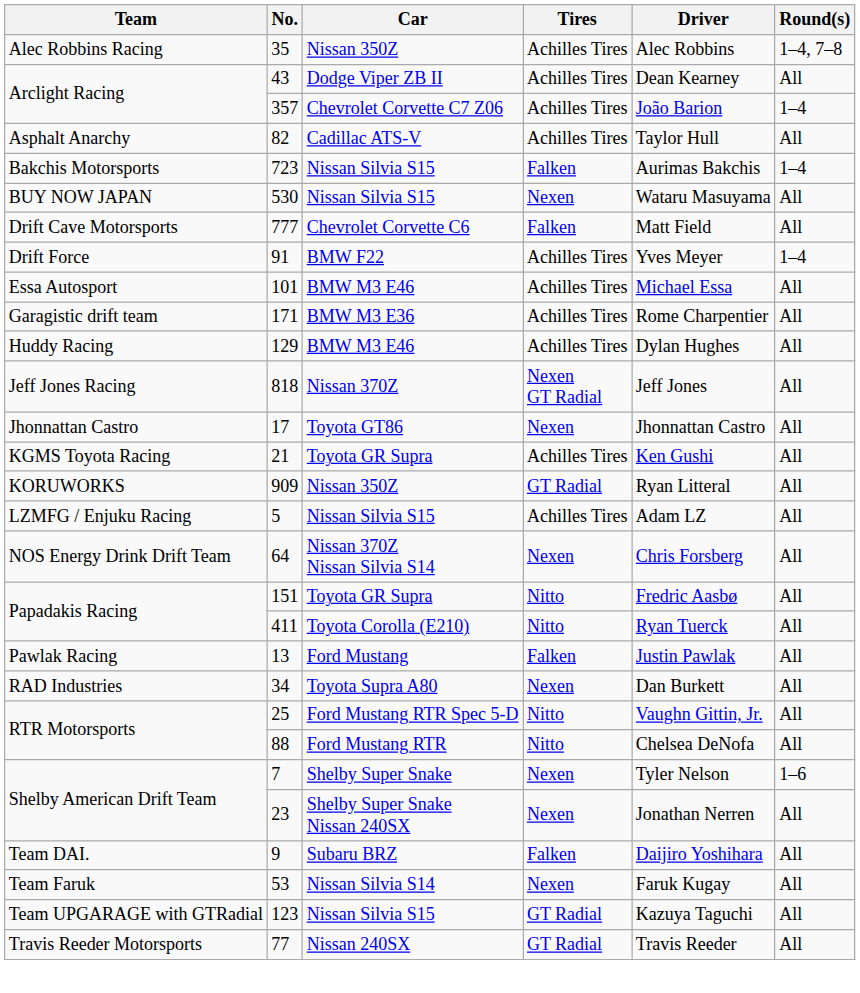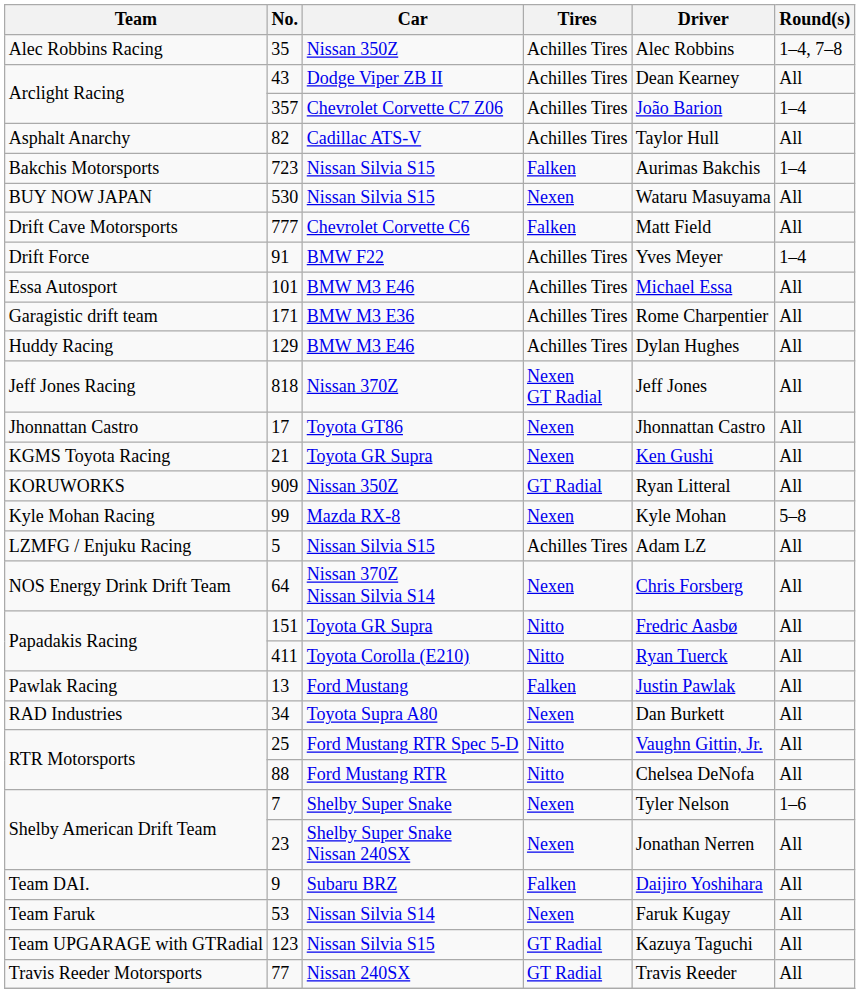(577, 456) Achilles Tires -> (550, 456) Nexen
+ row: (280, 515)
